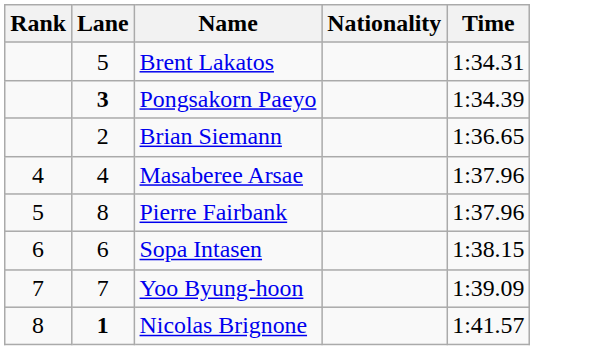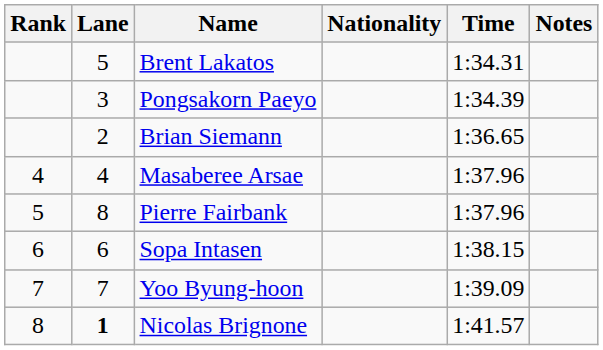+ column: (564, 23)
(103, 99) bold -> (103, 99) normal
